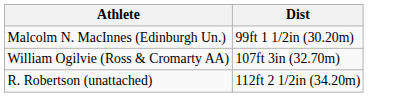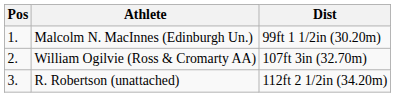+ column: (18, 15)
